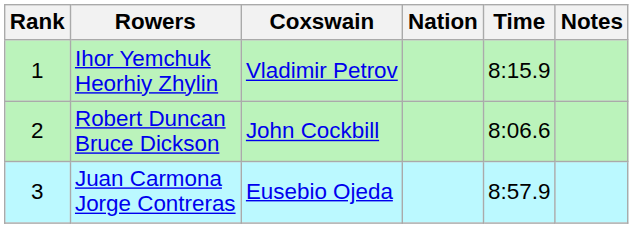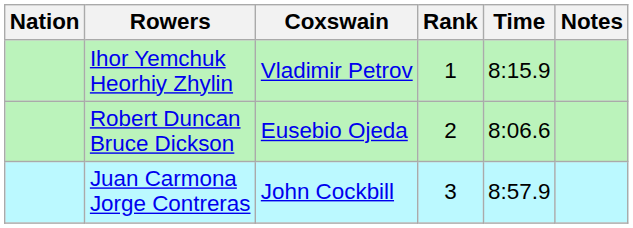columns swapped: (37, 22) <-> (443, 22)
(313, 131) John Cockbill -> (334, 131) Eusebio Ojeda
(319, 191) Eusebio Ojeda -> (327, 191) John Cockbill
